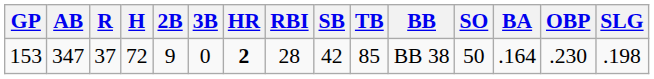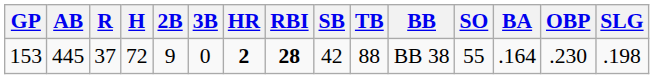(68, 55) 347 -> (68, 55) 445
(289, 55) normal -> (289, 55) bold
(369, 55) 85 -> (369, 55) 88
(474, 55) 50 -> (474, 55) 55
